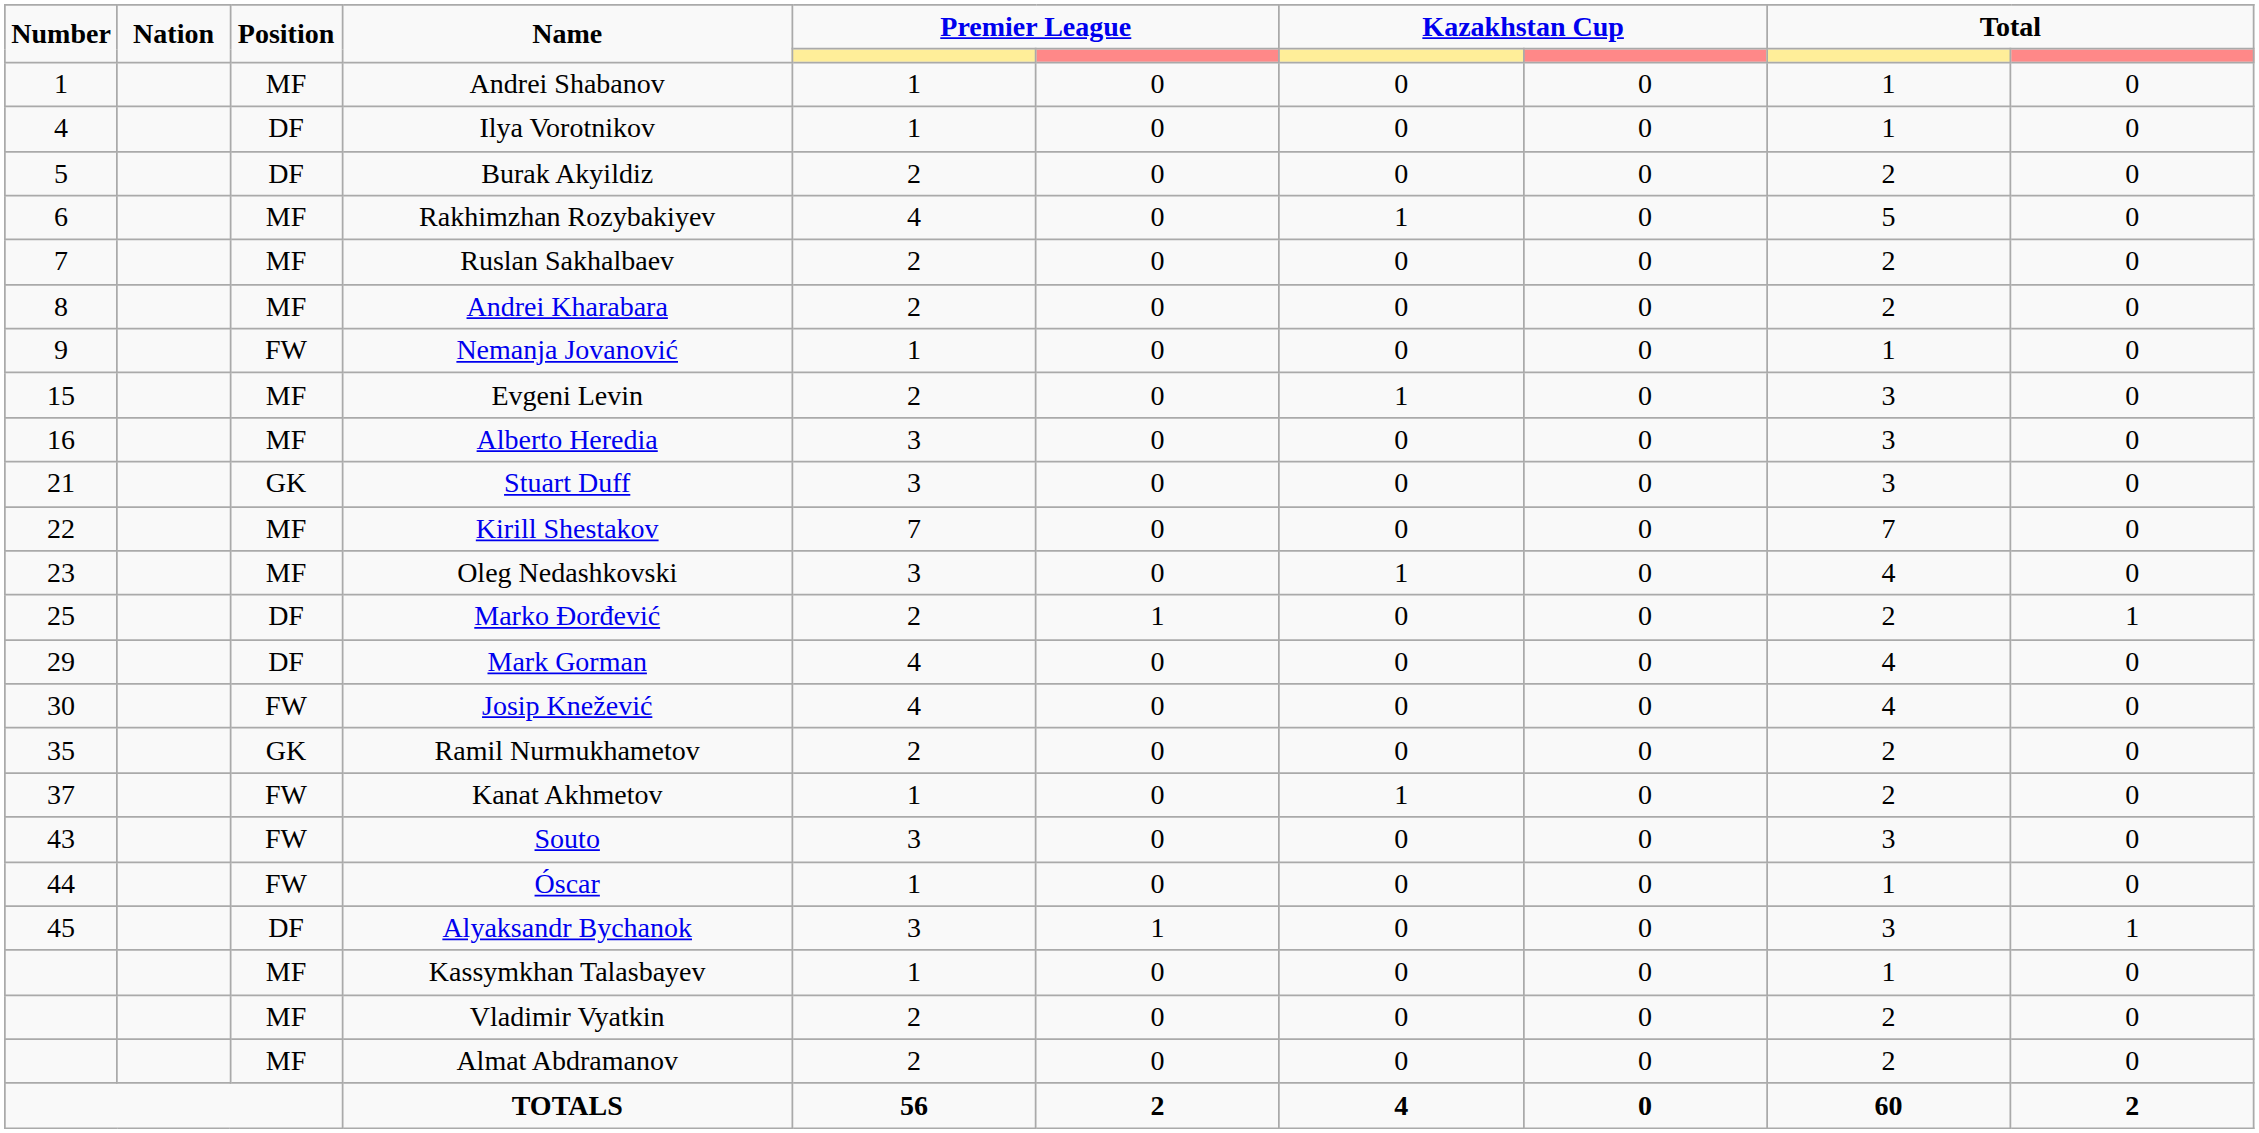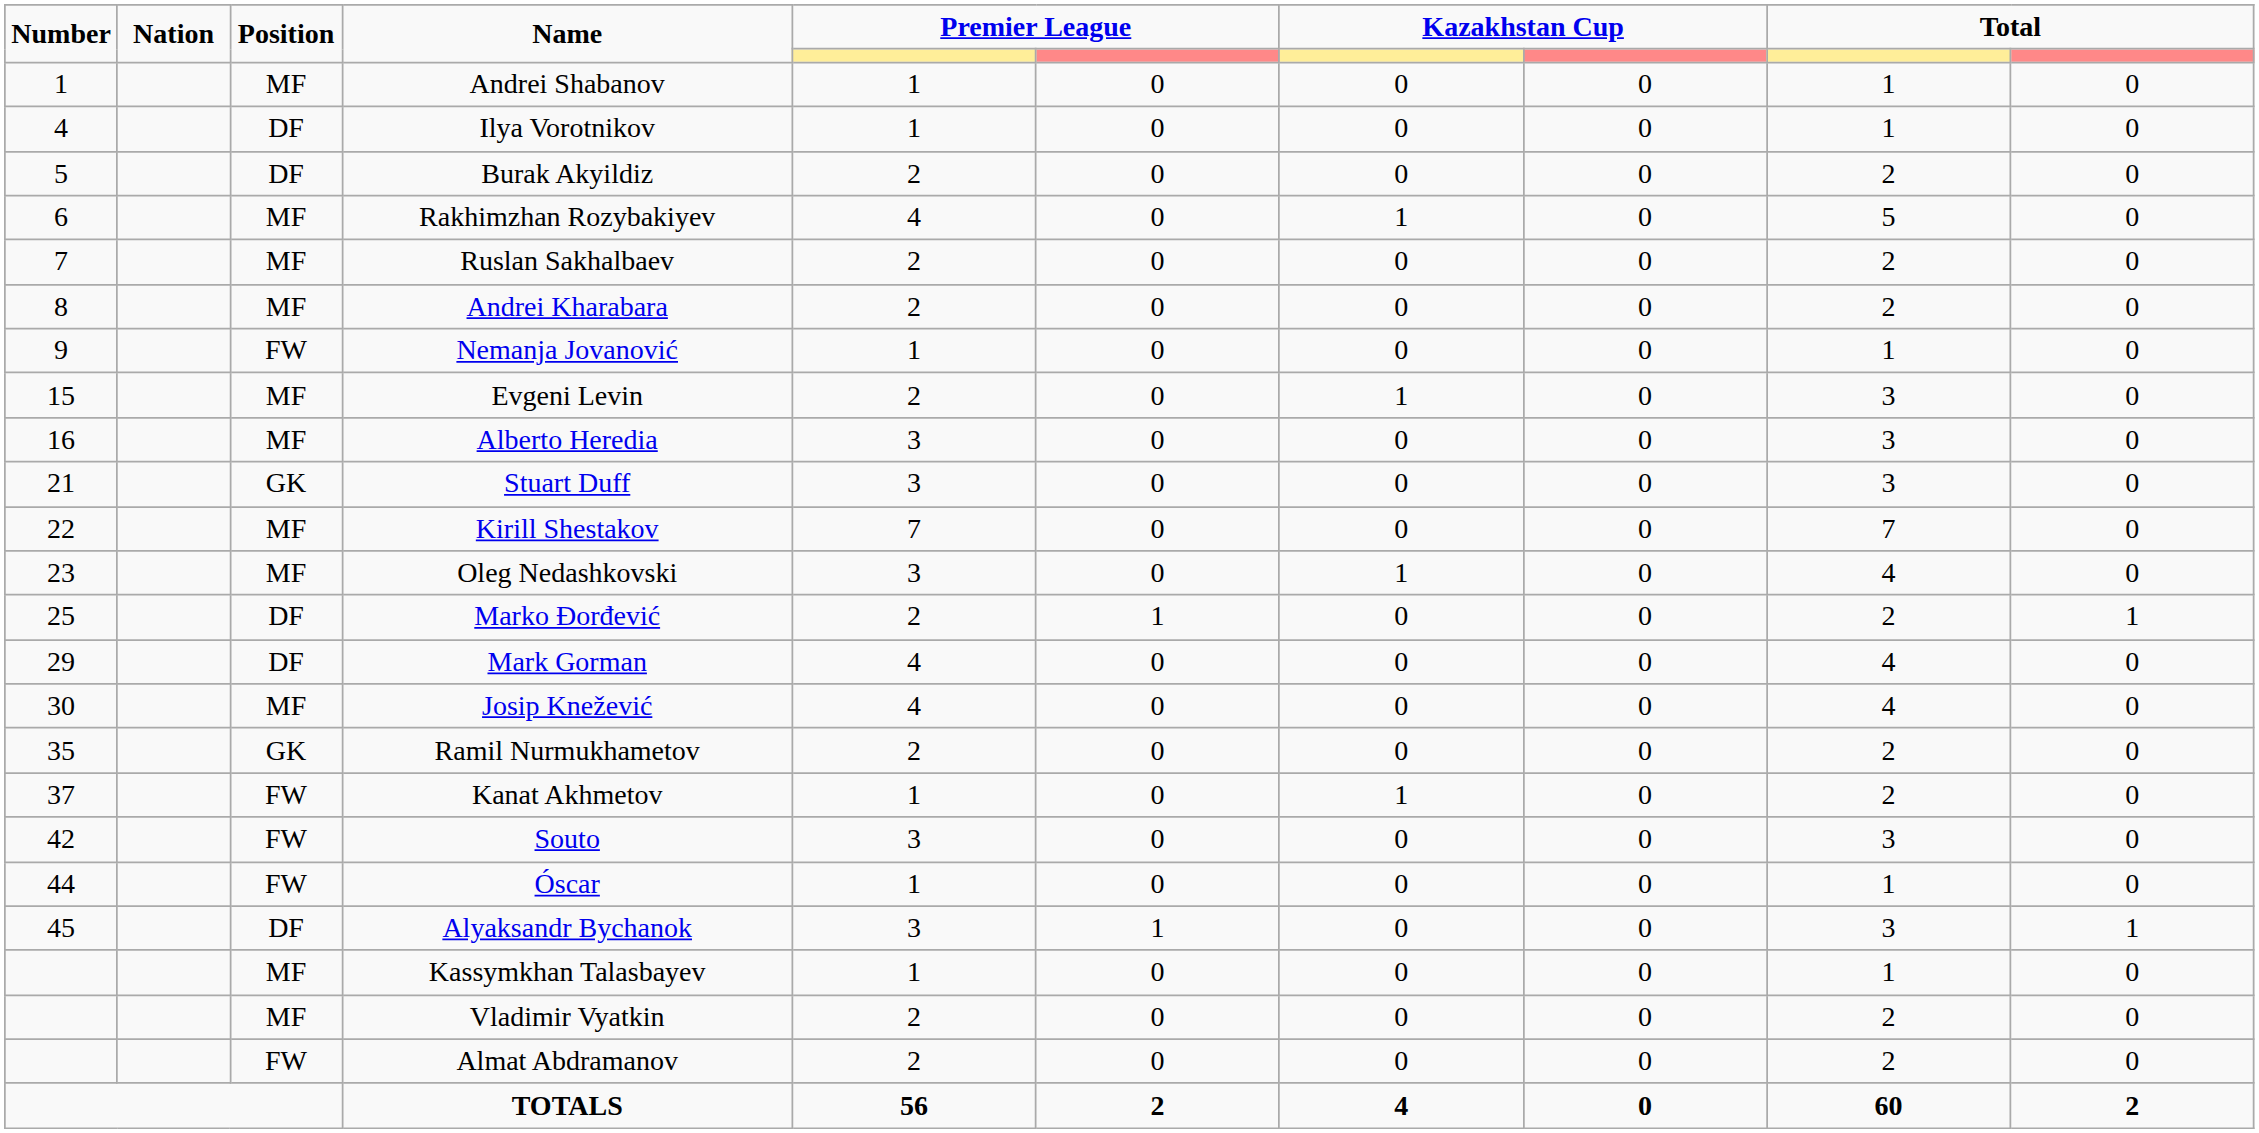(286, 705) FW -> (286, 705) MF
(61, 838) 43 -> (61, 838) 42
(286, 1060) MF -> (286, 1060) FW
